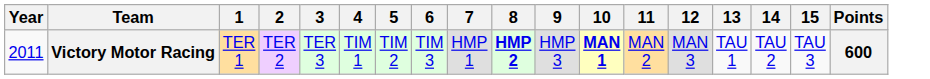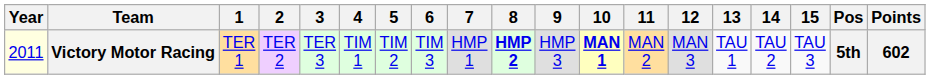+ column: (848, 17)
(26, 52) no background -> (26, 52) lightyellow background
(858, 52) 600 -> (896, 52) 602
